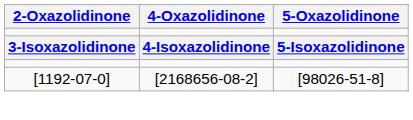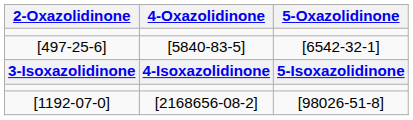+ row: (72, 47)
